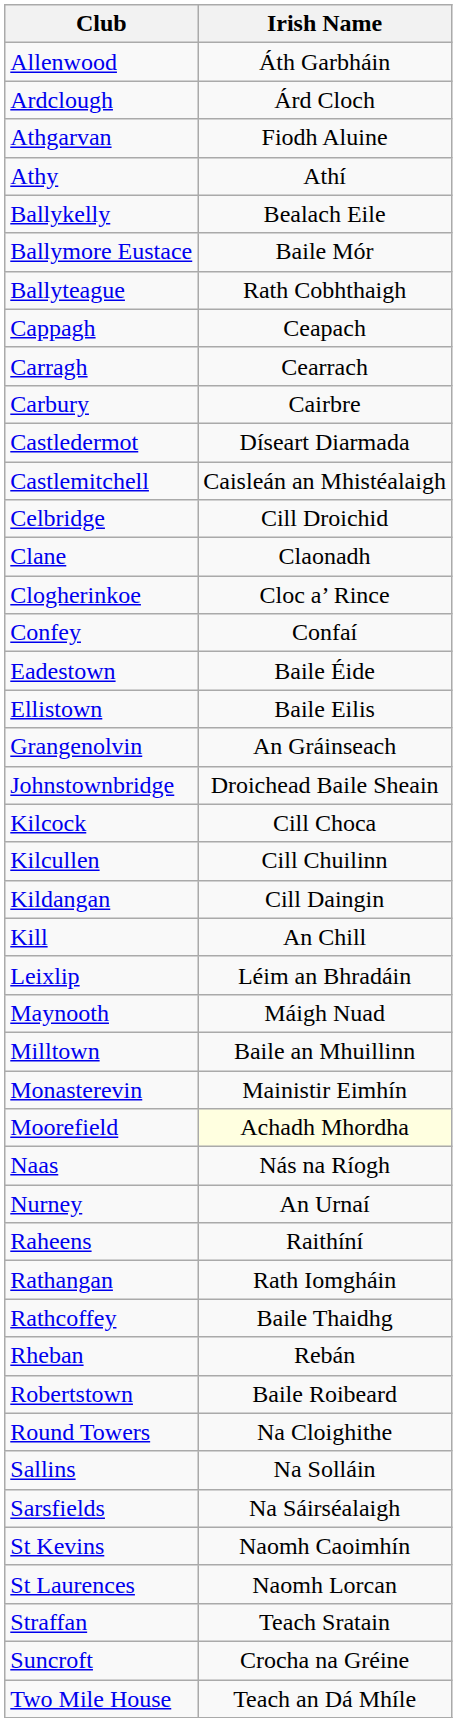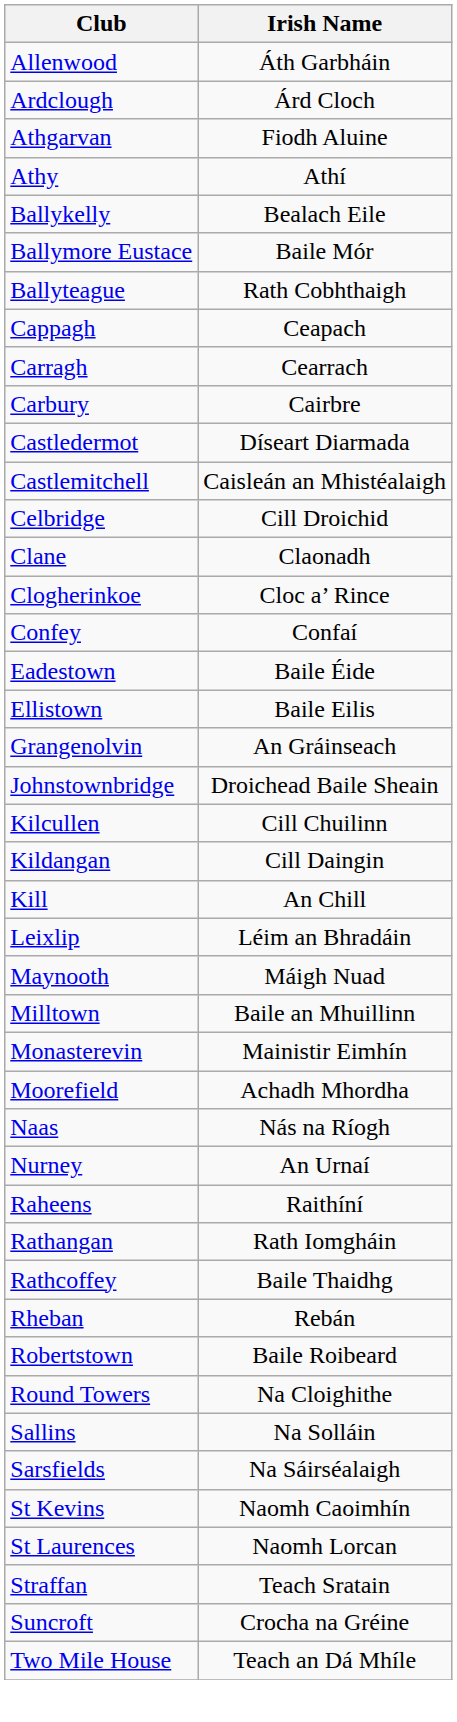- row: (48, 822)
(325, 1127) lightyellow background -> (325, 1089) no background
